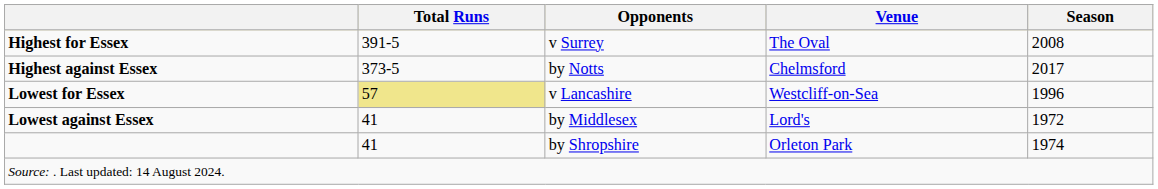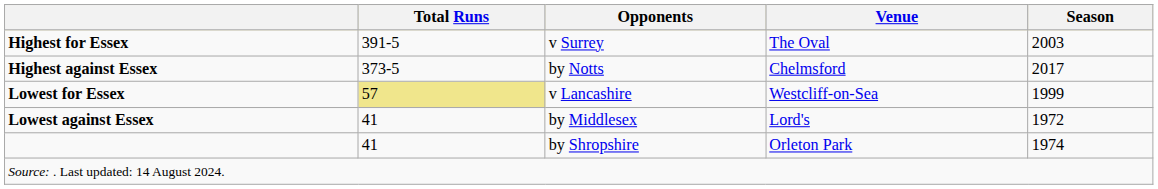(1048, 42) 2008 -> (1048, 42) 2003
(1048, 94) 1996 -> (1048, 94) 1999
